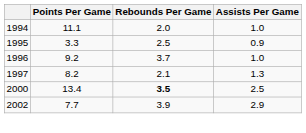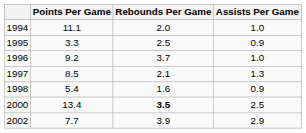(72, 74) 8.2 -> (72, 74) 8.5
+ row: (17, 89)
